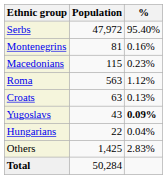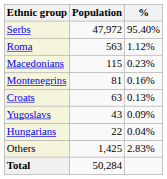rows swapped: (20, 81) <-> (37, 47)
(142, 115) bold -> (141, 115) normal
